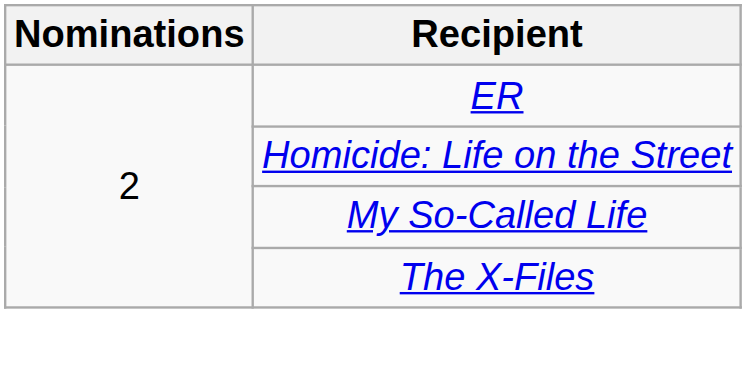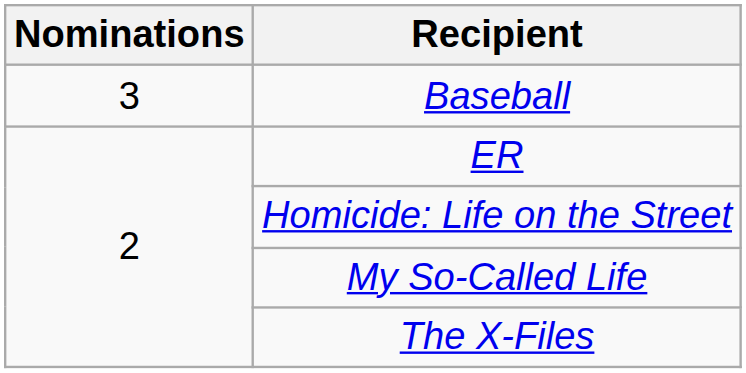+ row: (497, 95)
